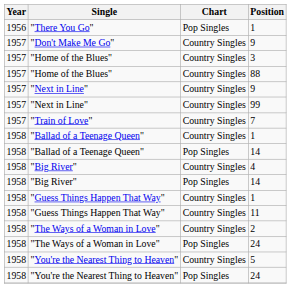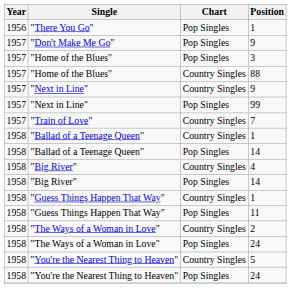(214, 43) Country Singles -> (206, 43) Pop Singles
(214, 58) Country Singles -> (206, 58) Pop Singles
(214, 105) Country Singles -> (206, 105) Pop Singles
(214, 213) Country Singles -> (206, 213) Pop Singles
